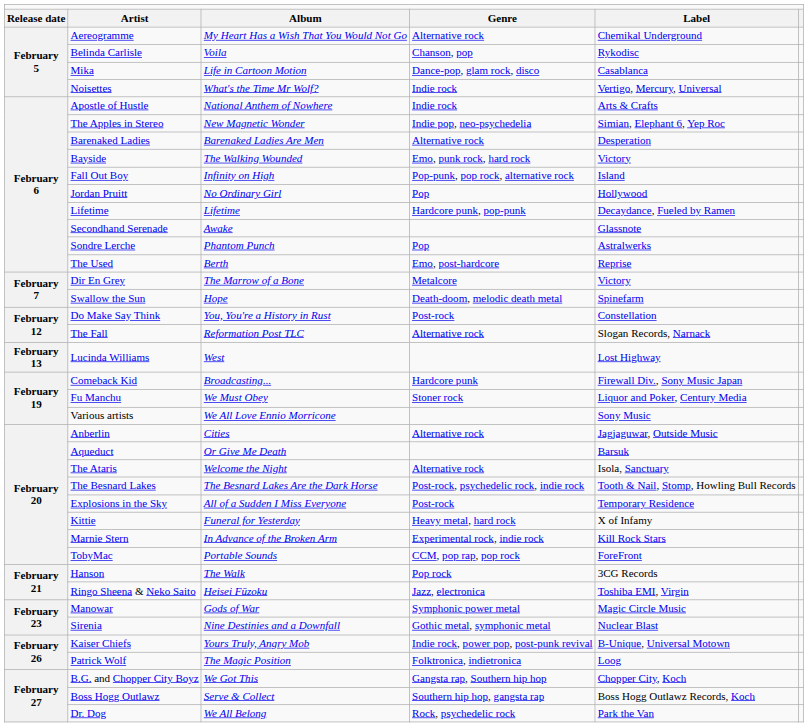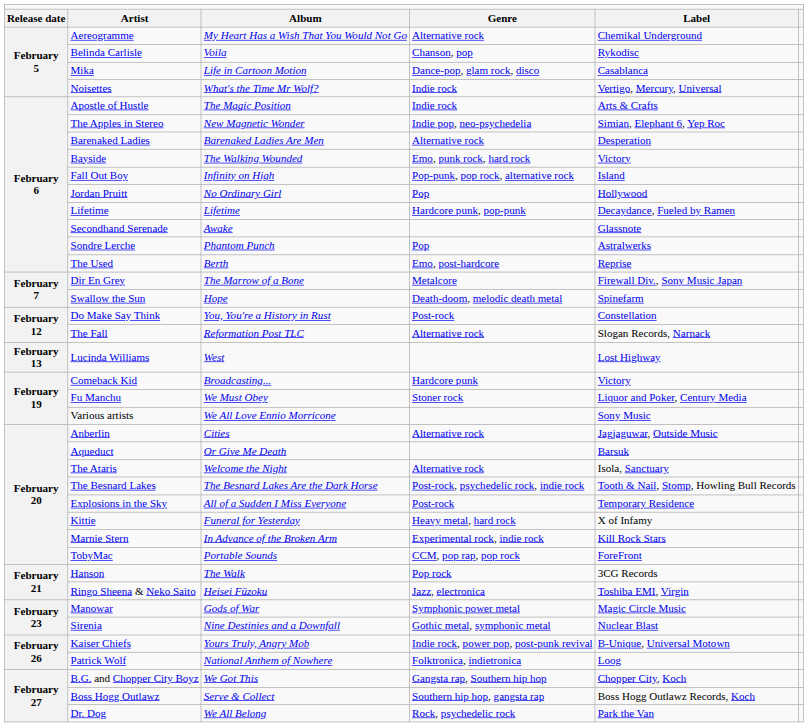(268, 105) National Anthem of Nowhere -> (247, 105) The Magic Position
(614, 280) Victory -> (670, 280) Firewall Div., Sony Music Japan
(670, 380) Firewall Div., Sony Music Japan -> (614, 380) Victory
(247, 661) The Magic Position -> (268, 661) National Anthem of Nowhere
